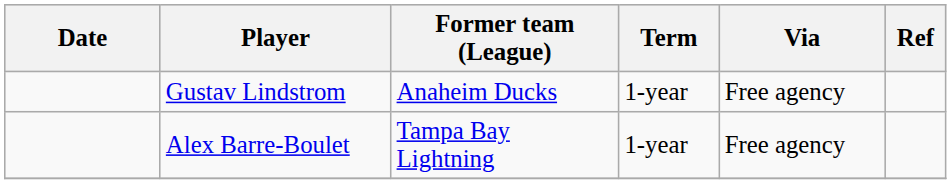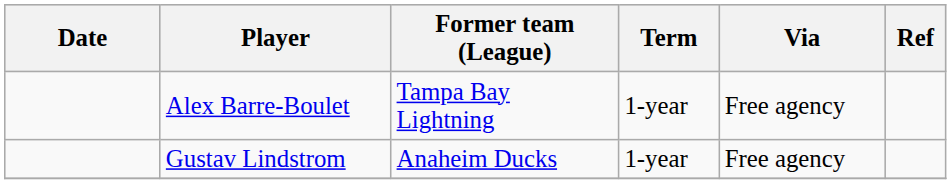rows swapped: (258, 144) <-> (256, 91)
